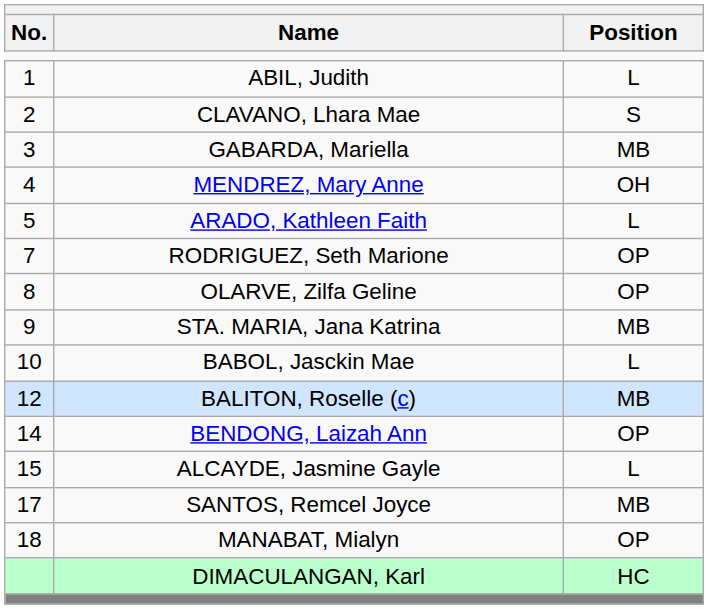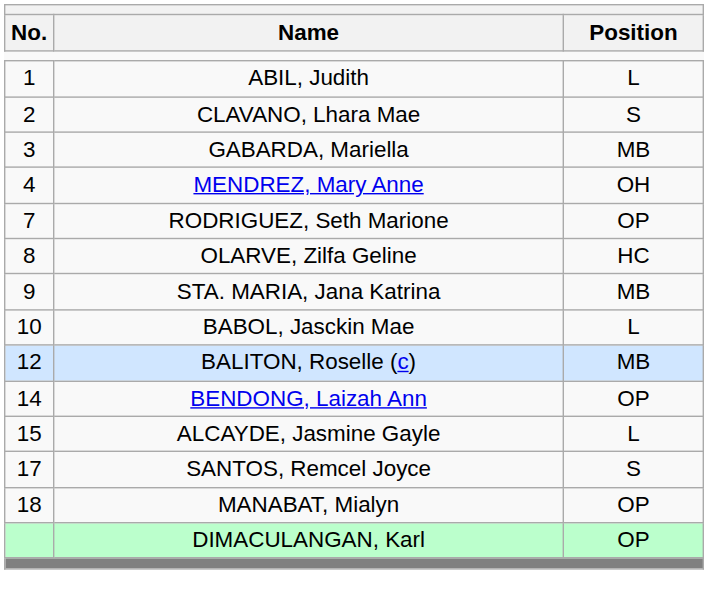- row: (29, 220)
(633, 291) OP -> (633, 256) HC
(633, 504) MB -> (633, 469) S
(633, 575) HC -> (633, 540) OP
